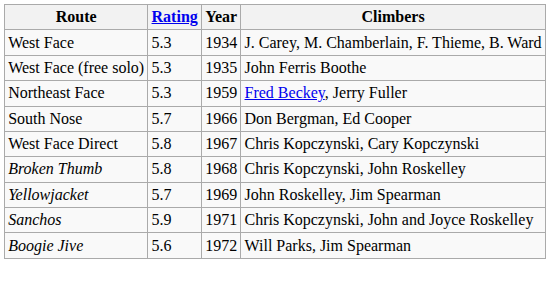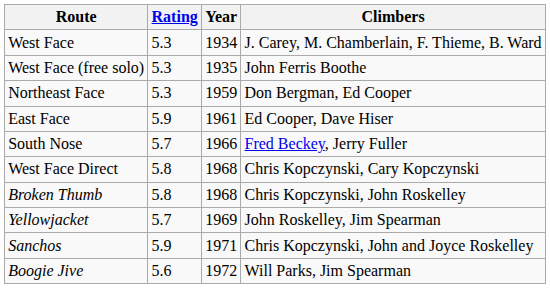(326, 93) Fred Beckey, Jerry Fuller -> (328, 93) Don Bergman, Ed Cooper
+ row: (39, 118)
(328, 118) Don Bergman, Ed Cooper -> (326, 144) Fred Beckey, Jerry Fuller
(221, 144) 1967 -> (221, 169) 1968
